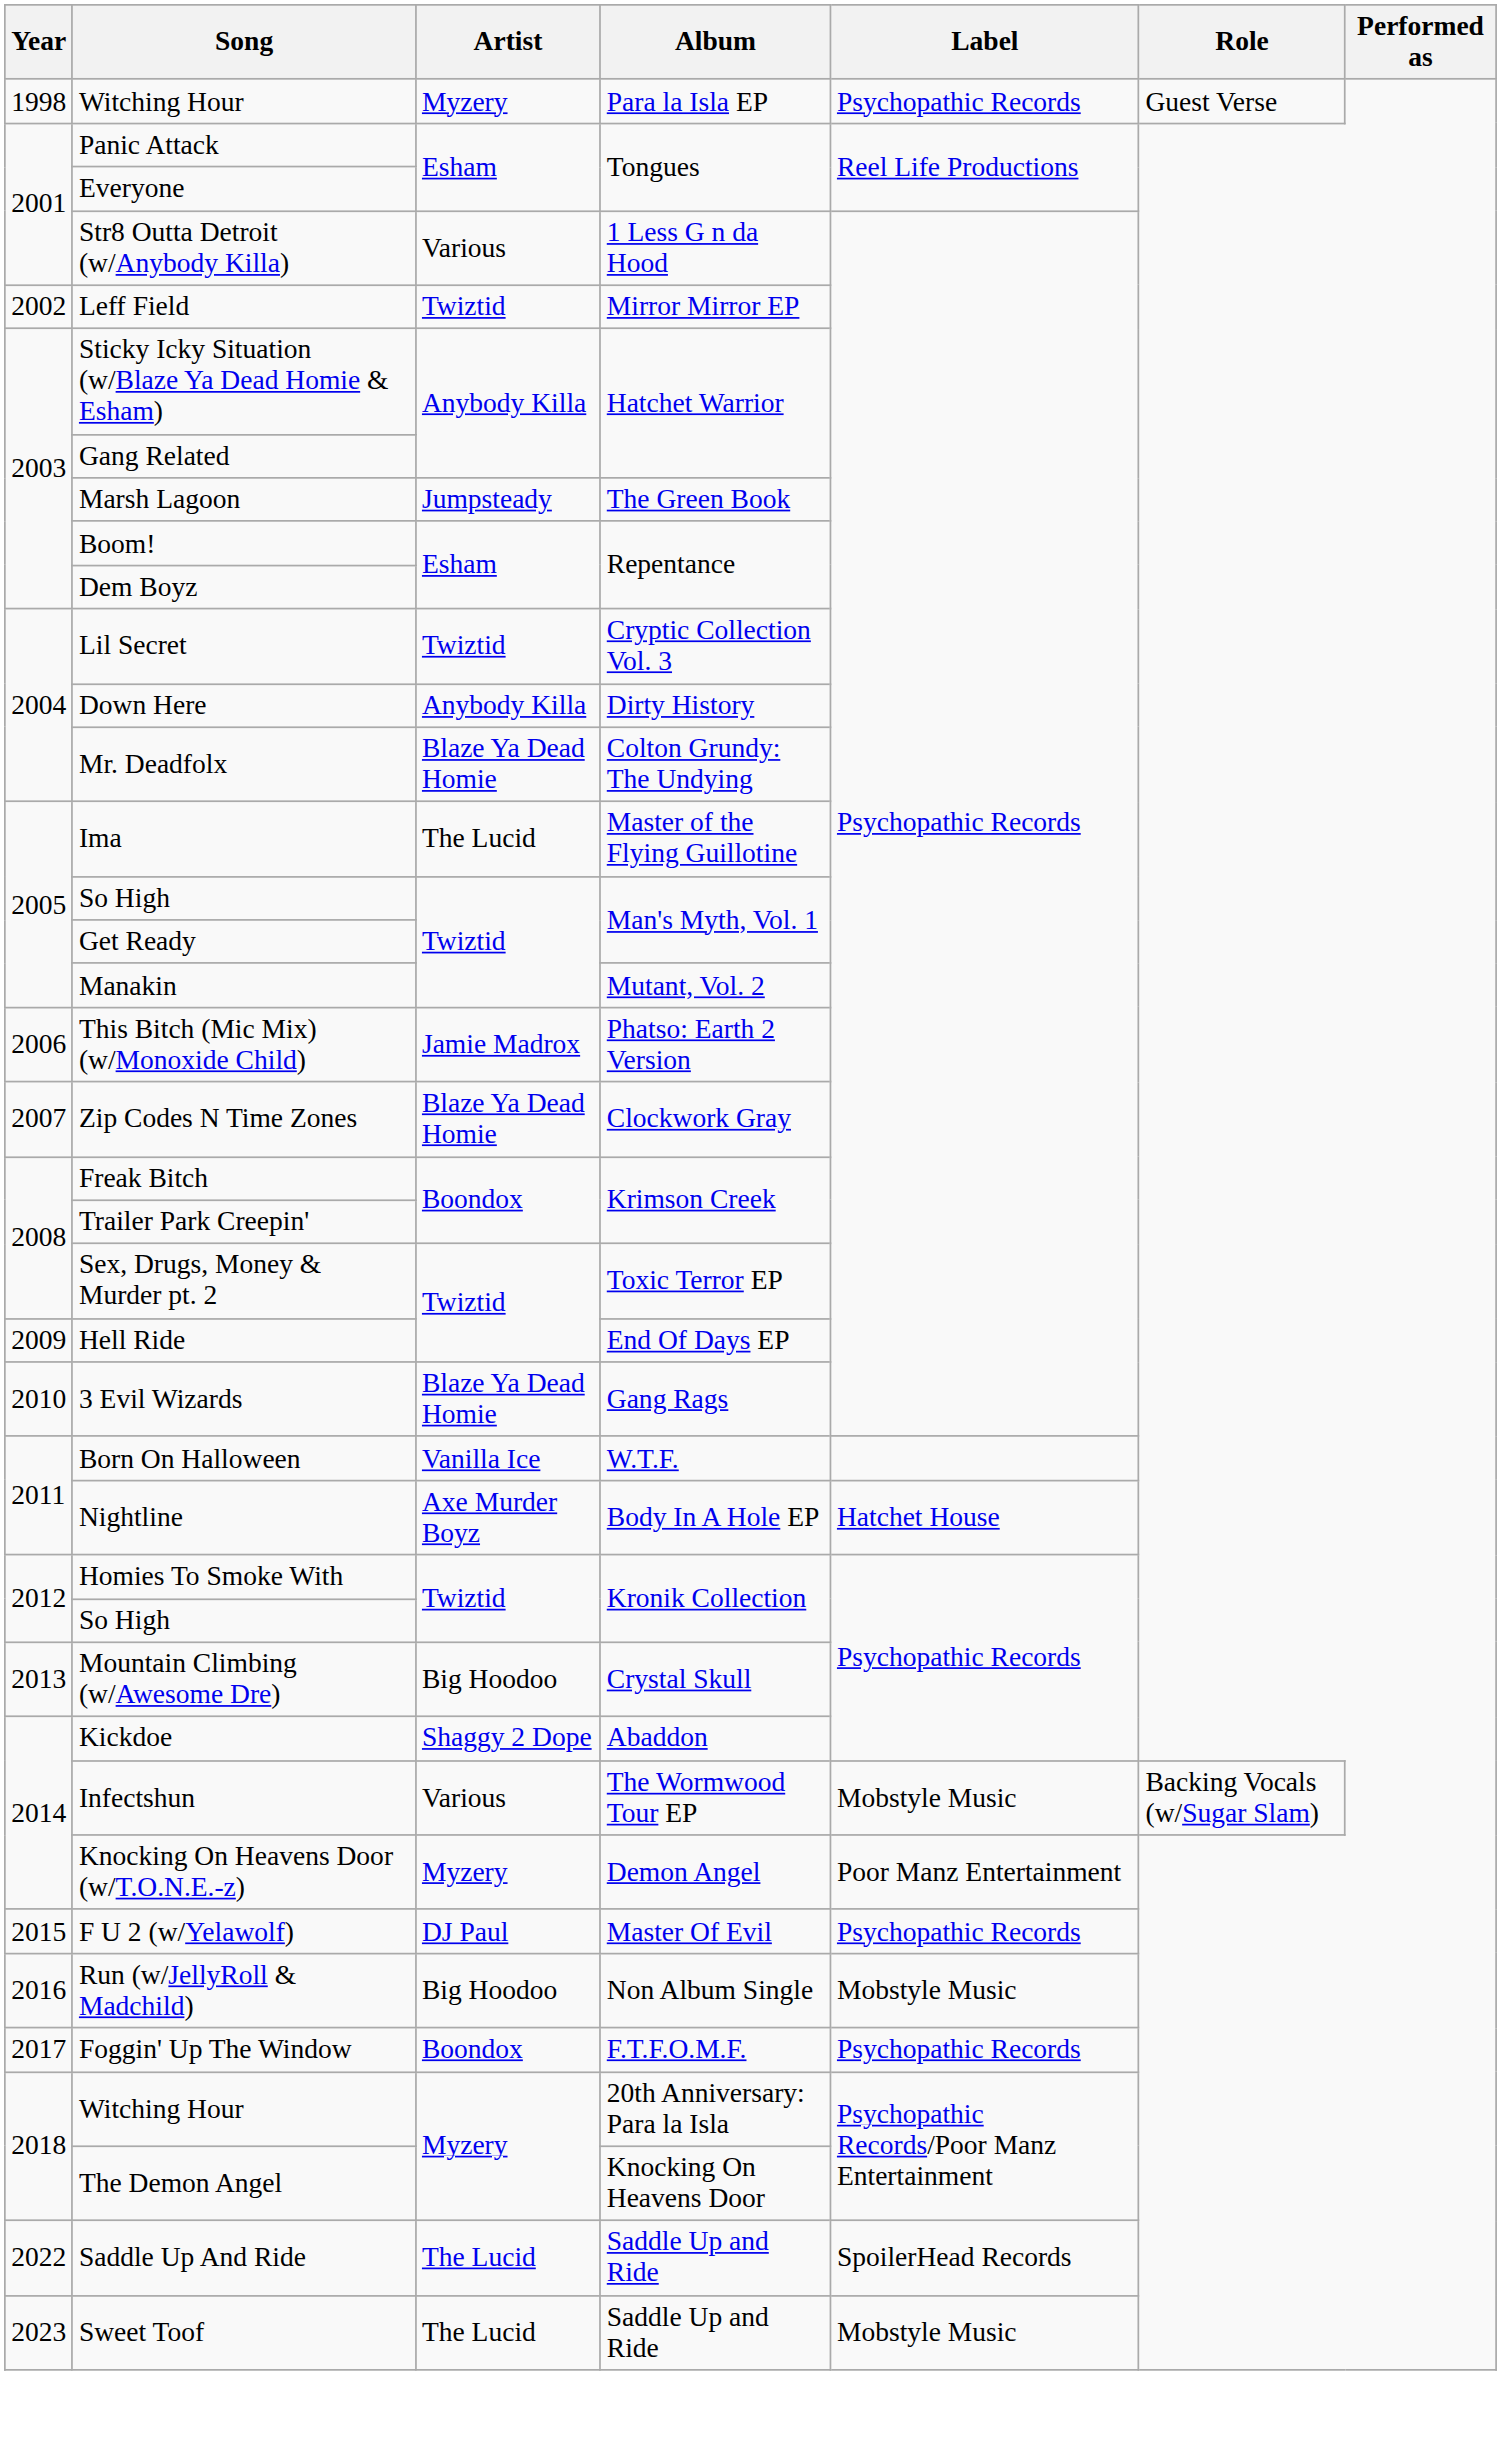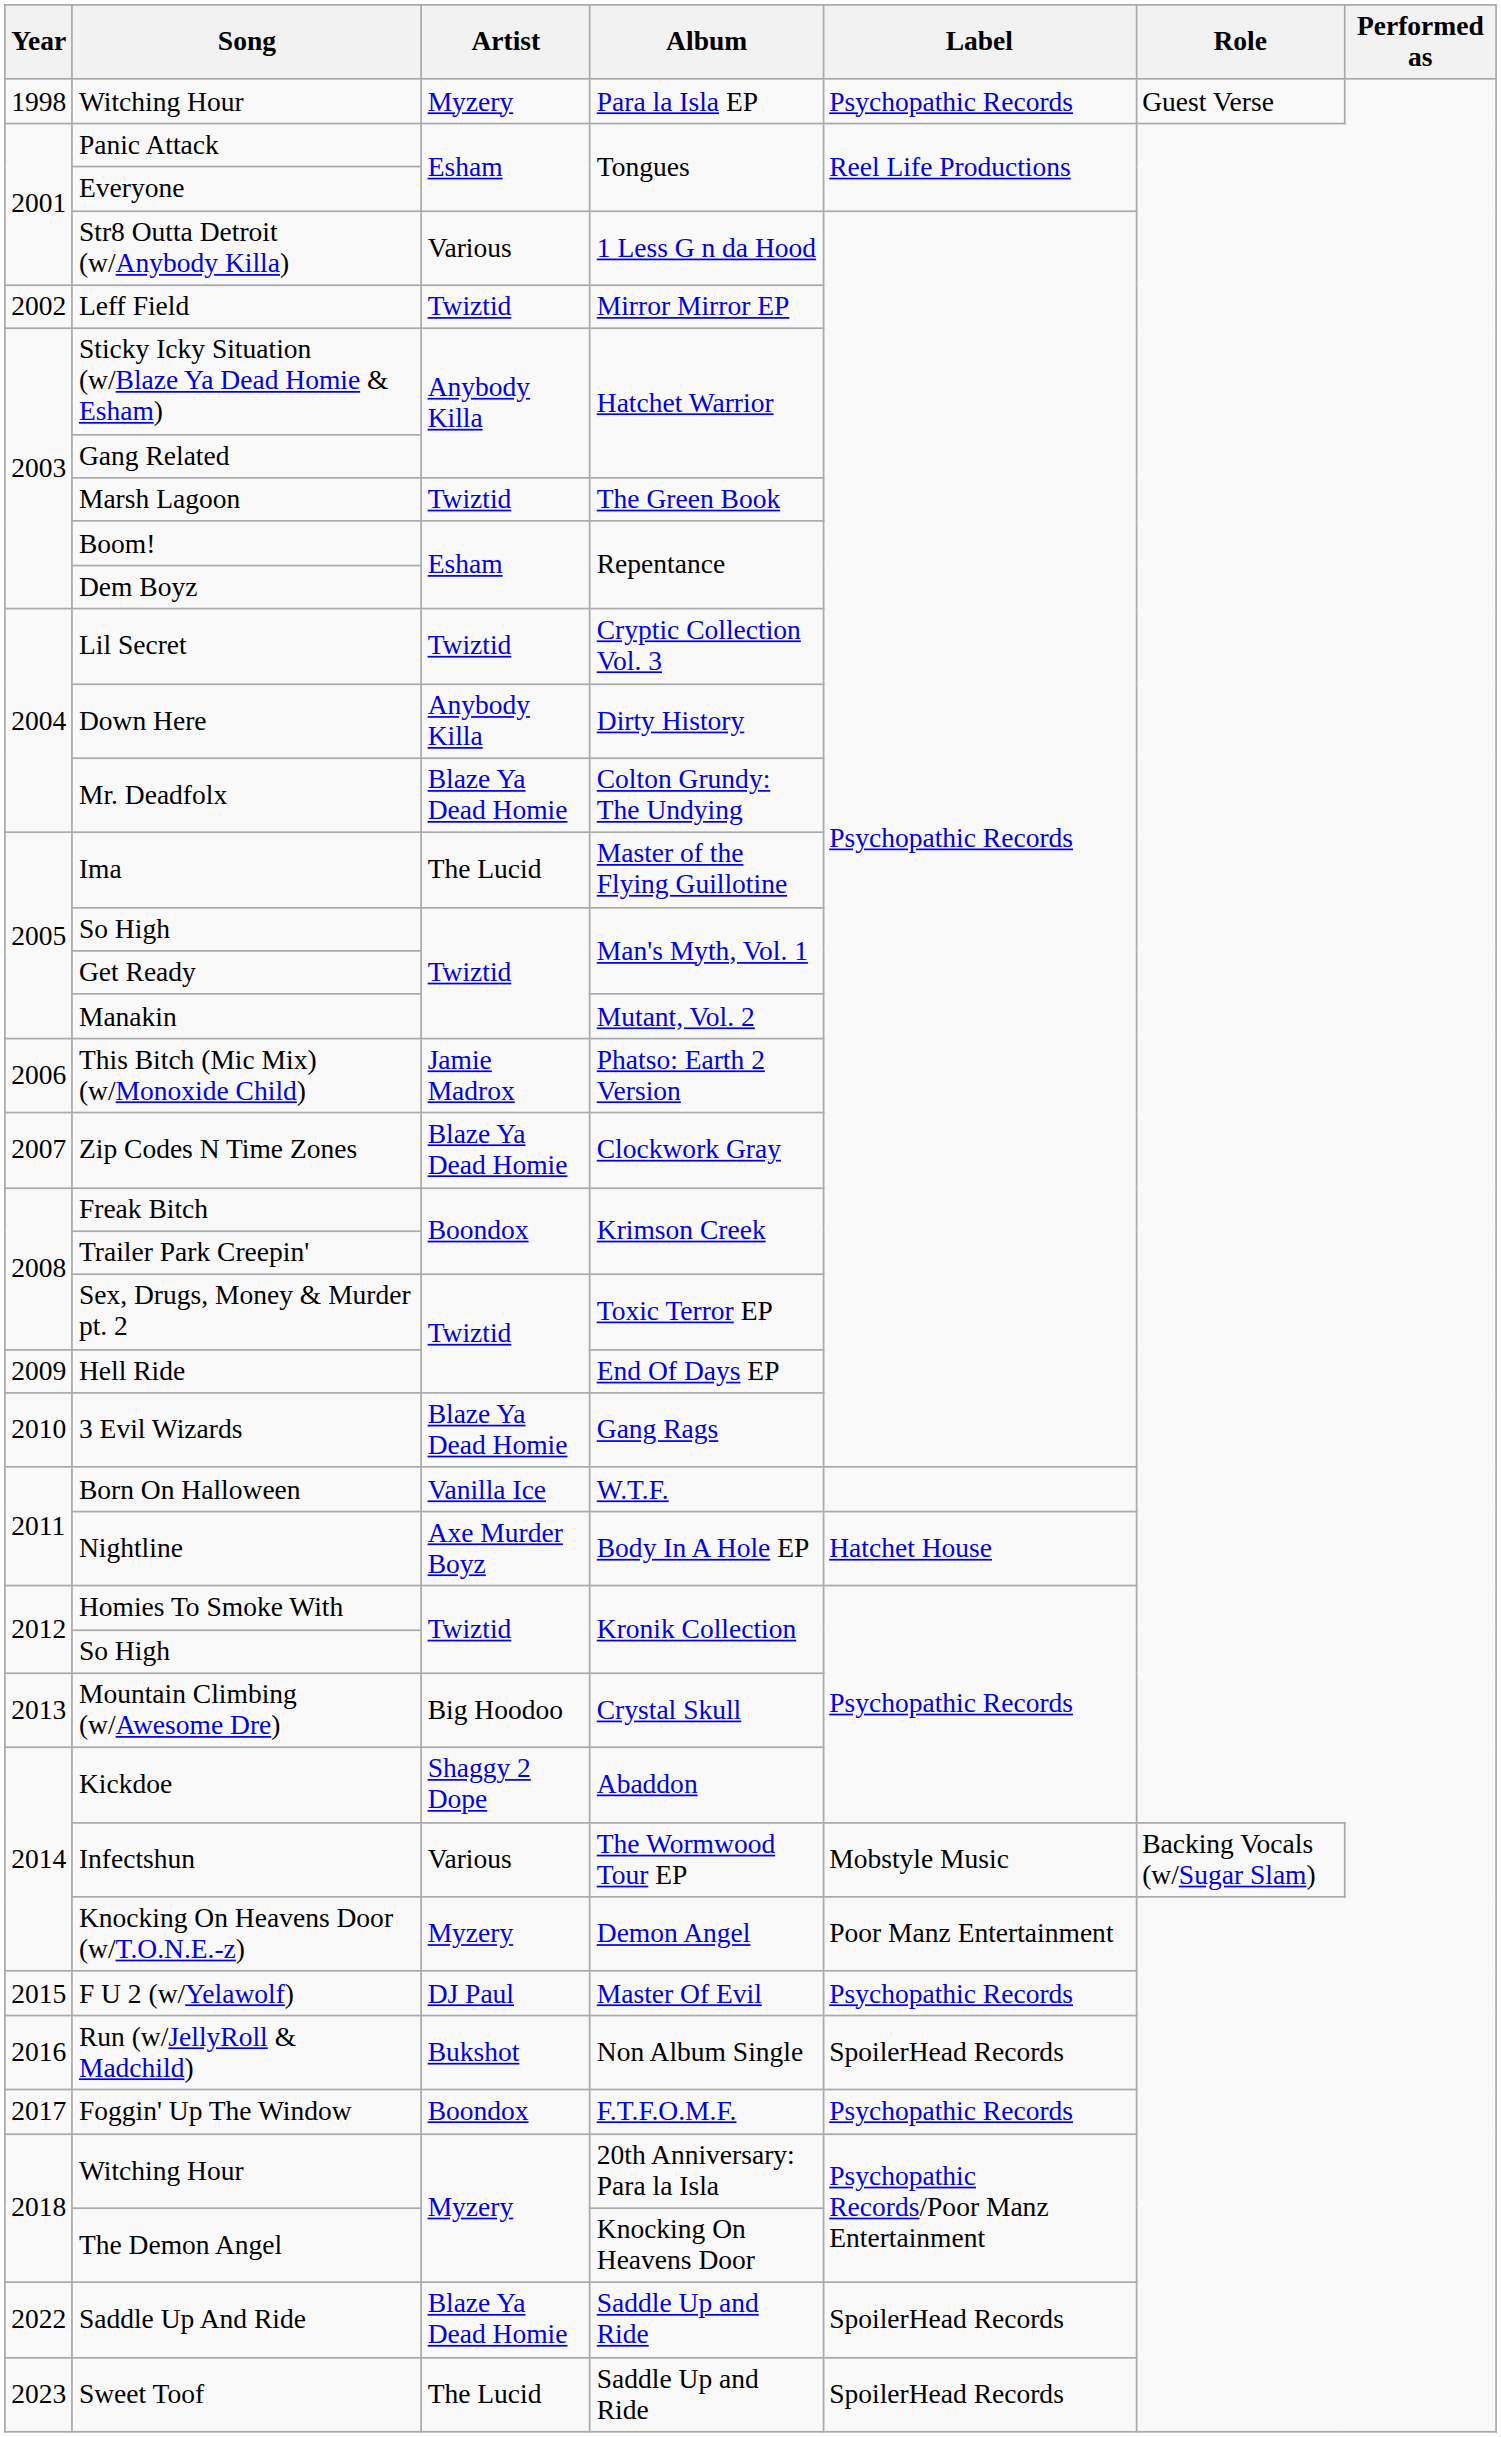(487, 499) Jumpsteady -> (469, 499) Twiztid
(490, 1990) Big Hoodoo -> (474, 2052) Bukshot
(927, 1990) Mobstyle Music -> (947, 2052) SpoilerHead Records
(479, 2257) The Lucid -> (498, 2319) Blaze Ya Dead Homie
(927, 2332) Mobstyle Music -> (947, 2394) SpoilerHead Records
